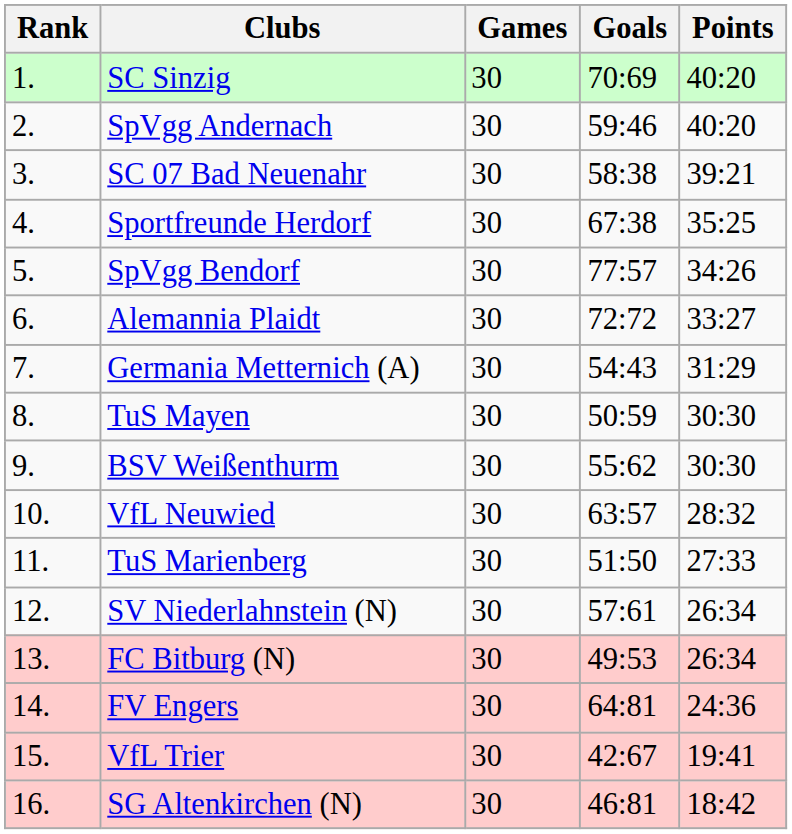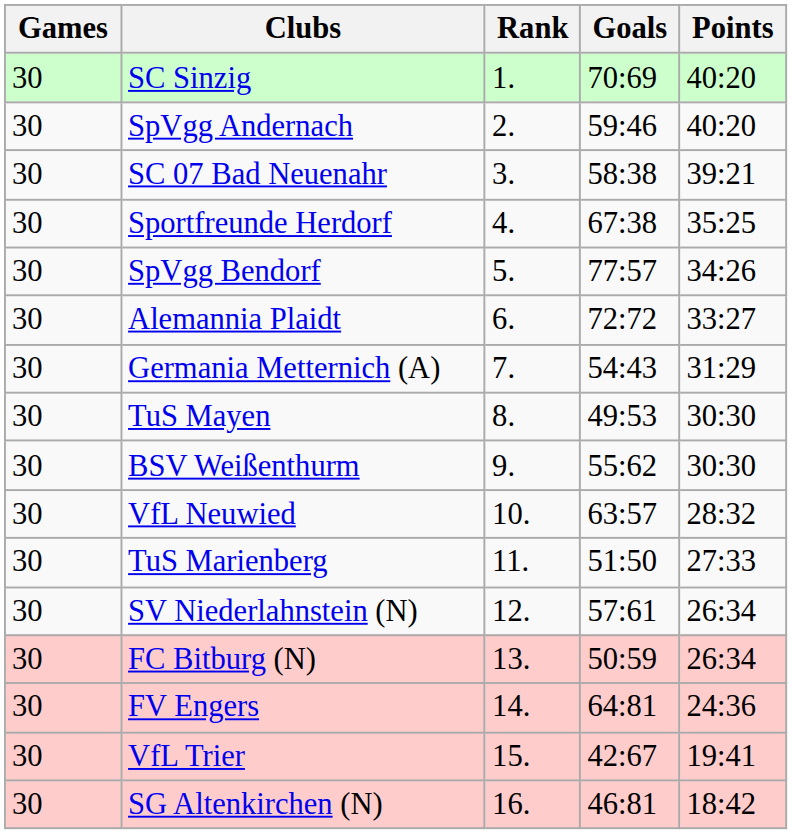columns swapped: (53, 28) <-> (522, 28)
(622, 416) 50:59 -> (622, 416) 49:53
(622, 658) 49:53 -> (622, 658) 50:59
